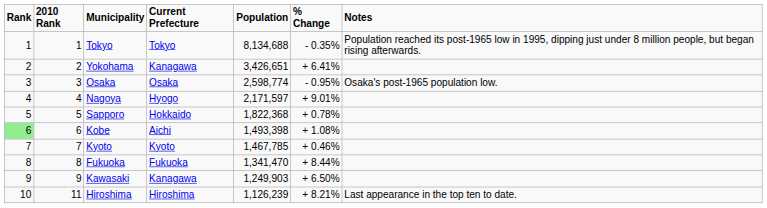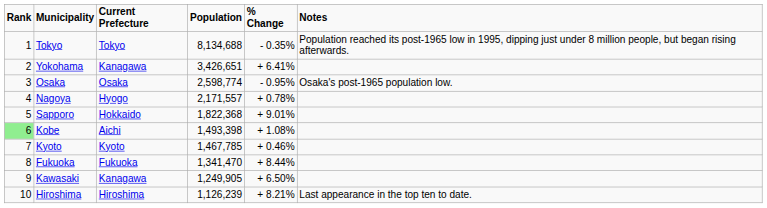- column: (48, 18)
(266, 99) 2,171,597 -> (220, 99) 2,171,557
(321, 99) + 9.01% -> (276, 99) + 0.78%
(321, 115) + 0.78% -> (276, 115) + 9.01%
(266, 179) 1,249,903 -> (220, 179) 1,249,905
